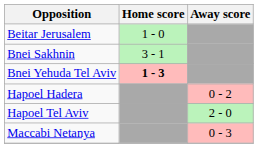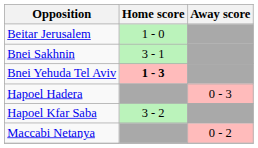(220, 93) 0 - 2 -> (220, 93) 0 - 3
+ row: (52, 113)
- row: (48, 113)
(220, 133) 0 - 3 -> (220, 133) 0 - 2
